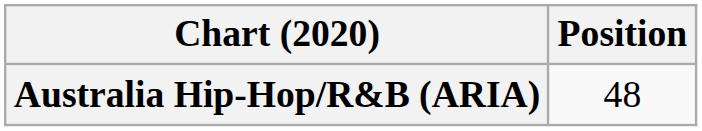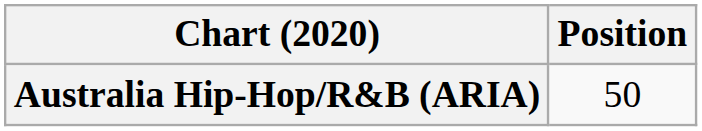(622, 93) 48 -> (622, 93) 50
